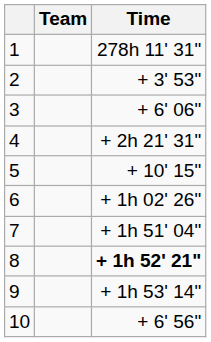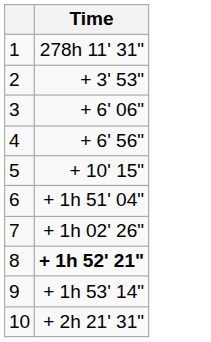- column: (63, 19)
(151, 140) + 2h 21' 31" -> (112, 140) + 6' 56"
(151, 200) + 1h 02' 26" -> (94, 200) + 1h 51' 04"
(151, 230) + 1h 51' 04" -> (94, 230) + 1h 02' 26"
(169, 321) + 6' 56" -> (94, 321) + 2h 21' 31"
